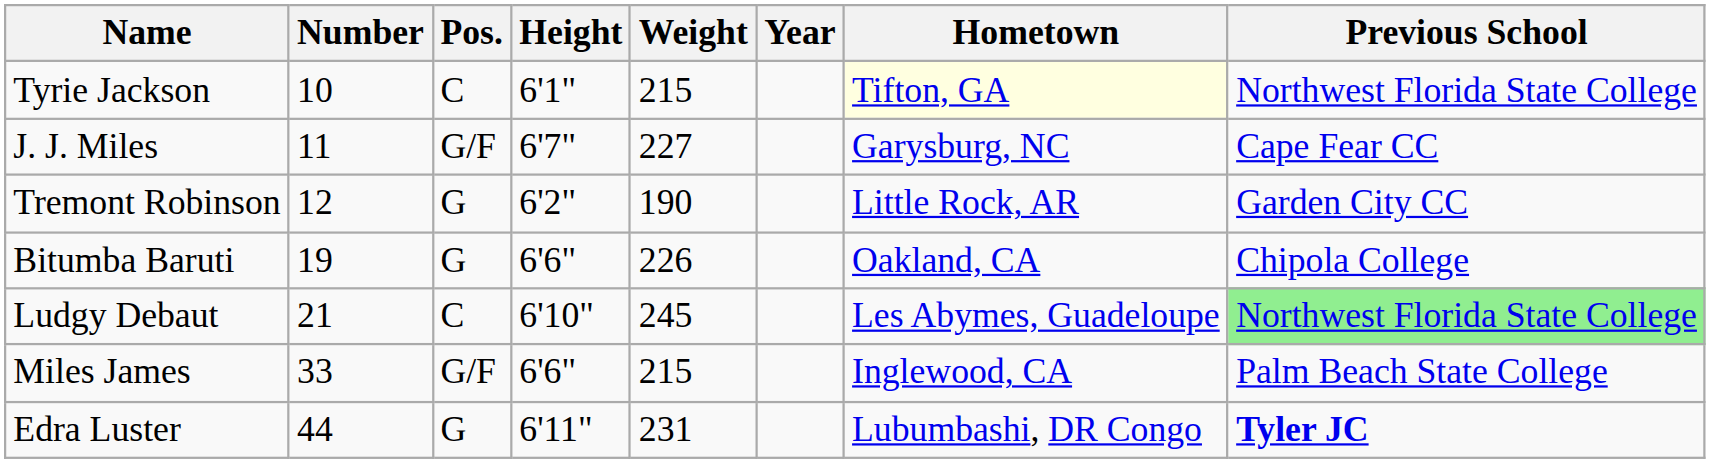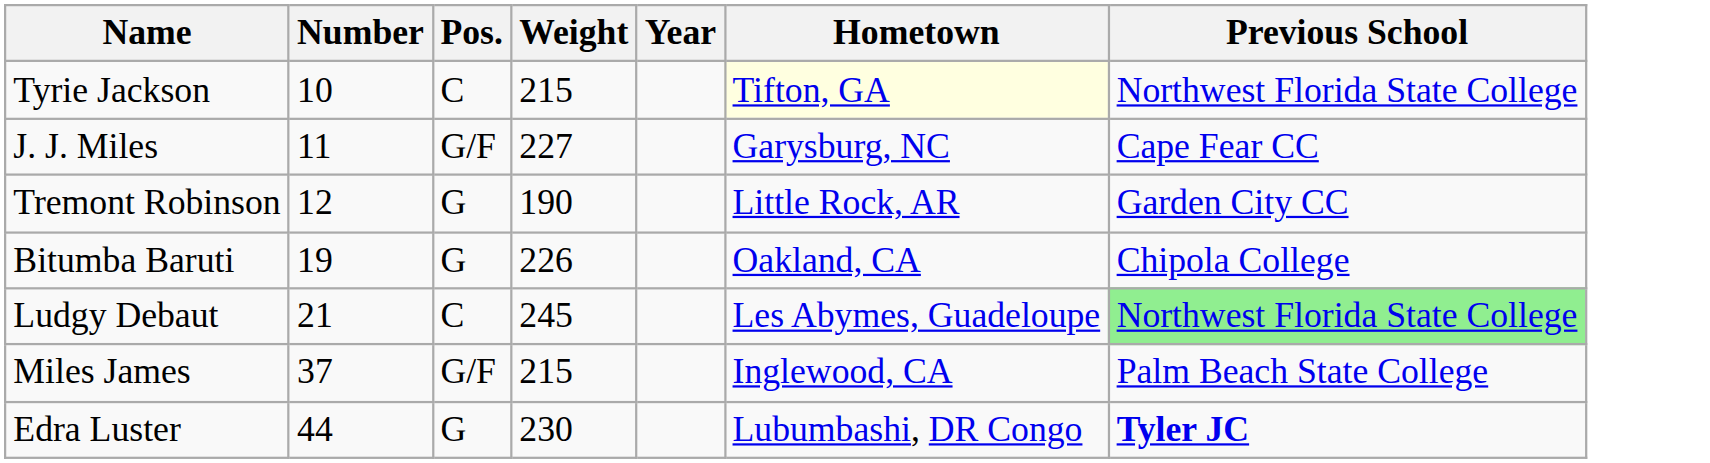- column: (571, 32)
(315, 372) 33 -> (315, 372) 37
(666, 428) 231 -> (546, 428) 230
